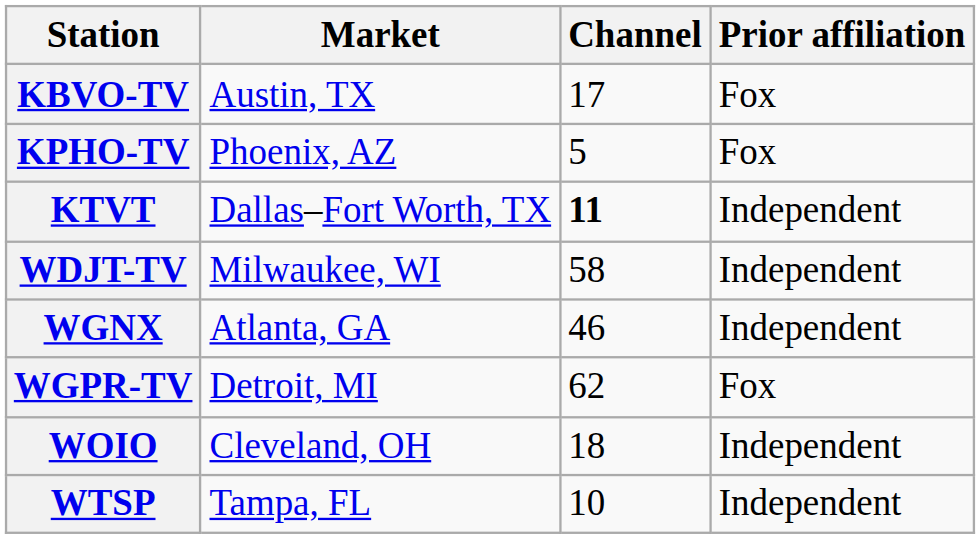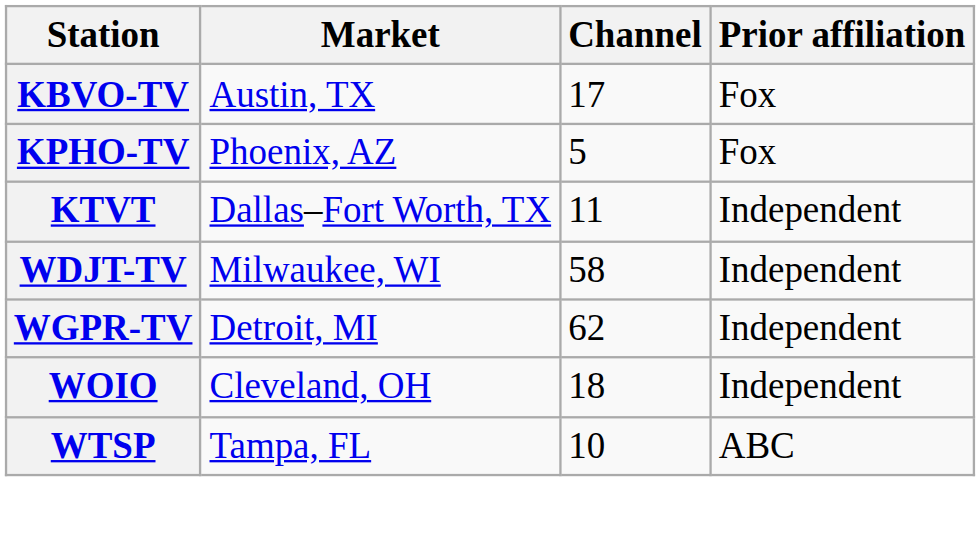(586, 210) bold -> (586, 210) normal
- row: (103, 327)
(747, 386) Fox -> (810, 327) Independent
(810, 503) Independent -> (757, 445) ABC
